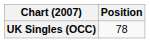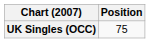(122, 29) 78 -> (122, 29) 75
